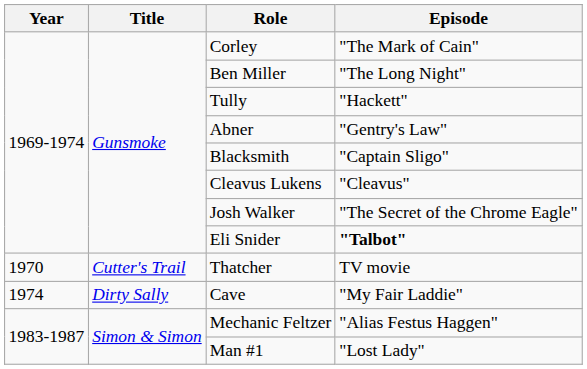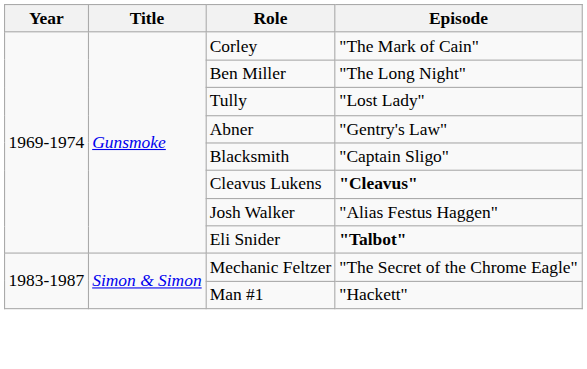(374, 101) "Hackett" -> (382, 101) "Lost Lady"
(374, 184) normal -> (379, 184) bold
(459, 211) "The Secret of the Chrome Eagle" -> (419, 211) "Alias Festus Haggen"
- row: (241, 267)
- row: (228, 294)
(419, 322) "Alias Festus Haggen" -> (459, 267) "The Secret of the Chrome Eagle"
(382, 350) "Lost Lady" -> (374, 294) "Hackett"
